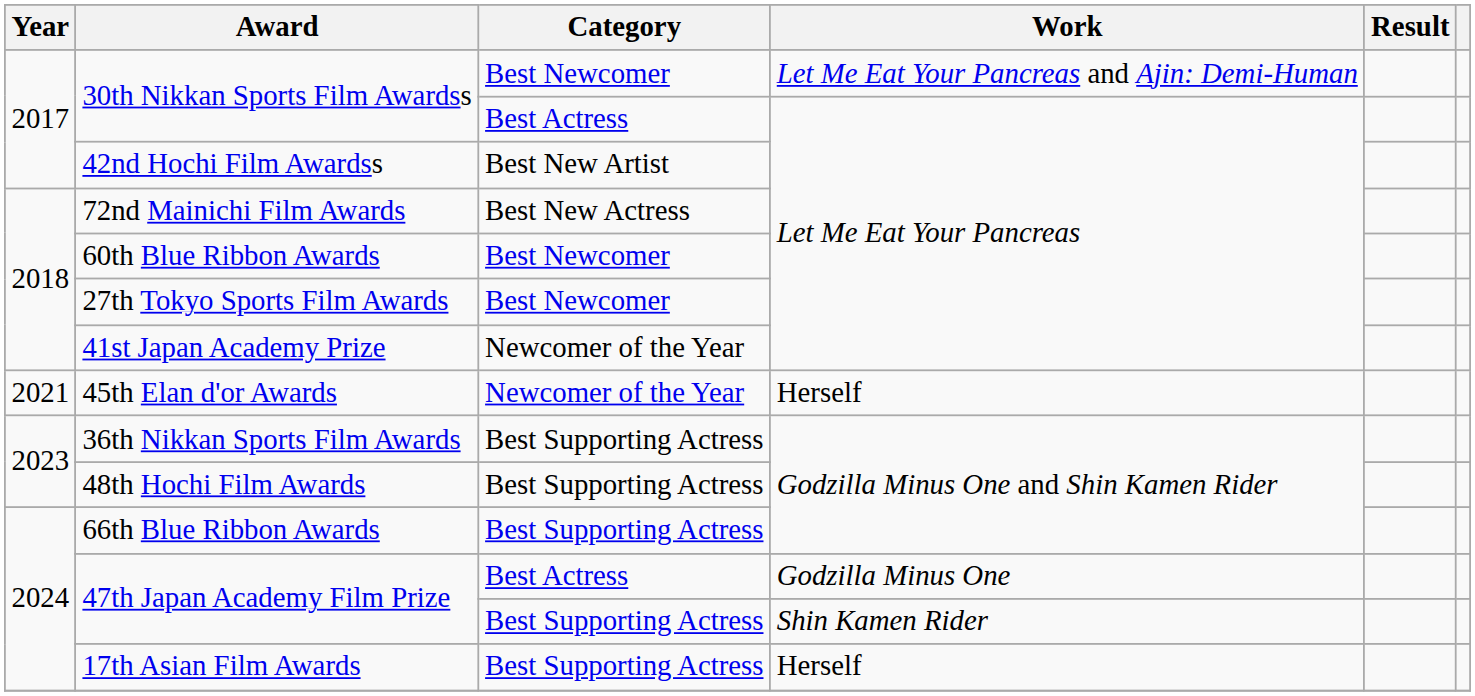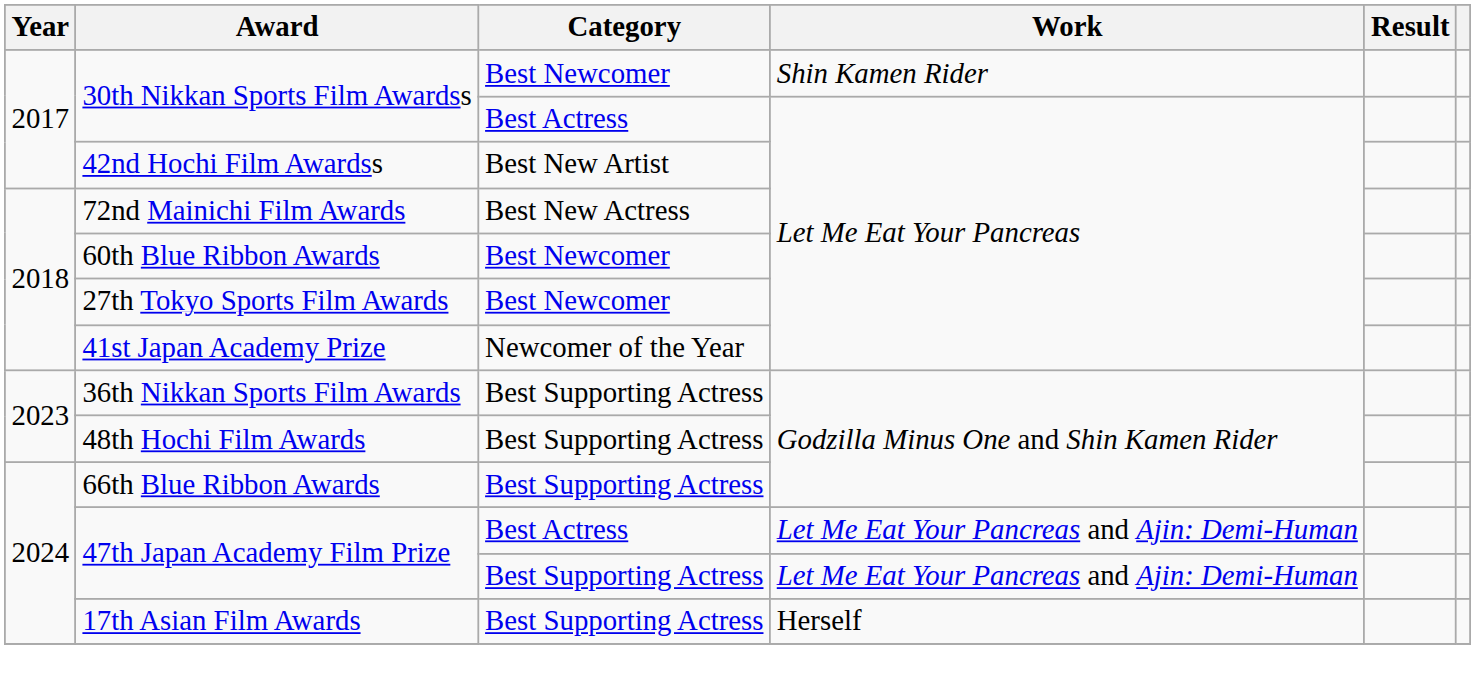(1067, 73) Let Me Eat Your Pancreas and Ajin: Demi-Human -> (882, 73) Shin Kamen Rider
- row: (210, 392)
(894, 575) Godzilla Minus One -> (1067, 529) Let Me Eat Your Pancreas and Ajin: Demi-Human
(882, 621) Shin Kamen Rider -> (1067, 575) Let Me Eat Your Pancreas and Ajin: Demi-Human
